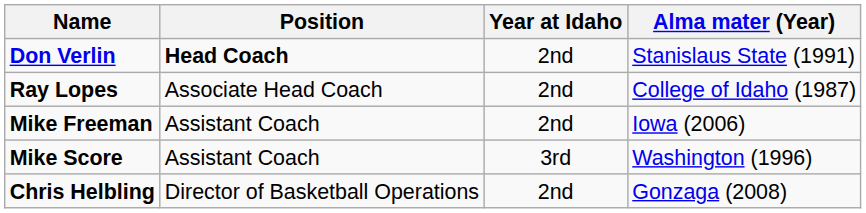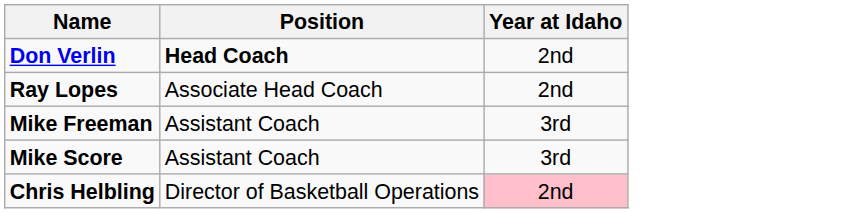- column: (744, 22)
(556, 124) 2nd -> (556, 124) 3rd
(556, 191) no background -> (556, 191) pink background
